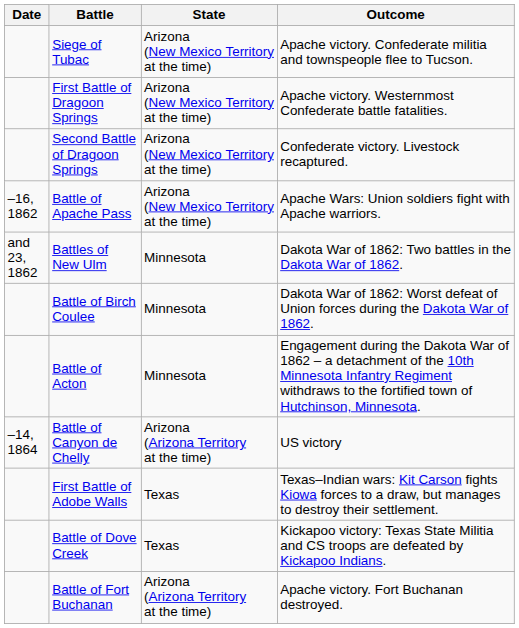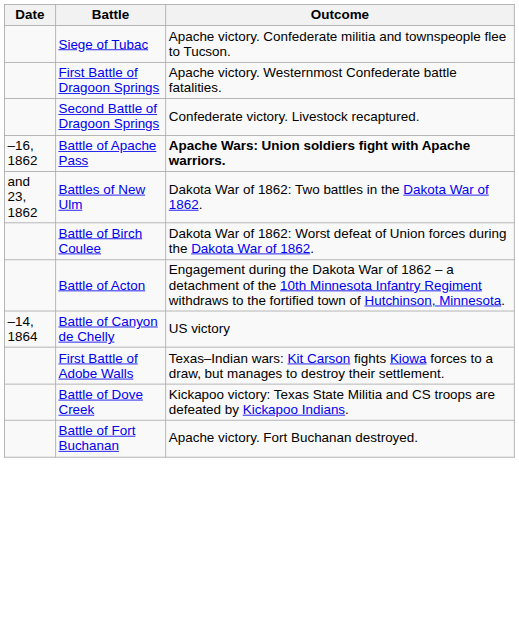- column: (209, 15)
(395, 206) normal -> (319, 153) bold
